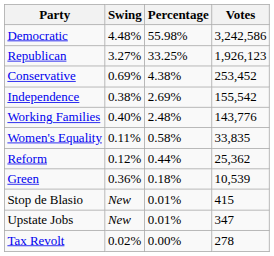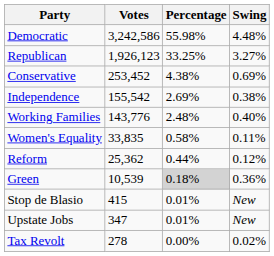columns swapped: (241, 14) <-> (125, 14)
(164, 179) no background -> (182, 179) lightgrey background
